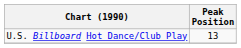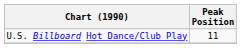(213, 36) 13 -> (213, 36) 11
